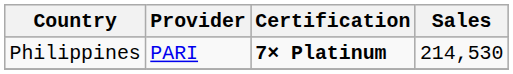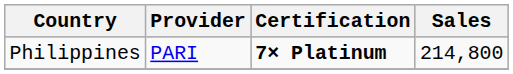(462, 53) 214,530 -> (462, 53) 214,800
